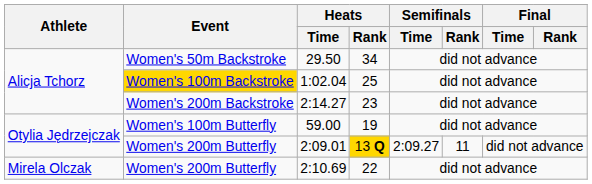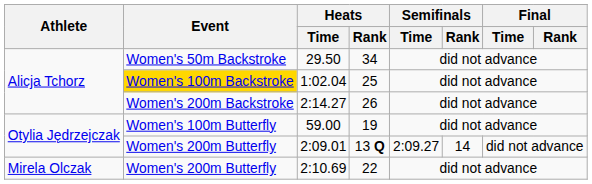(370, 103) 23 -> (370, 103) 26
(370, 147) gold background -> (370, 147) no background
(463, 147) 11 -> (463, 147) 14
